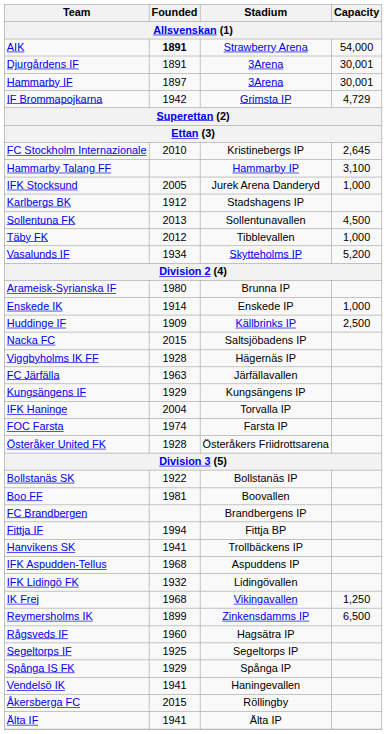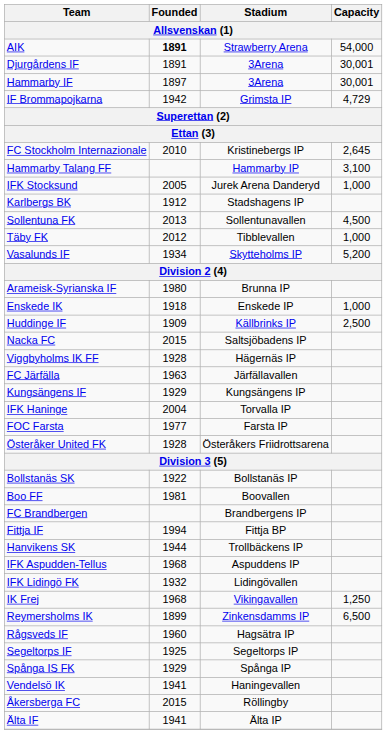(175, 306) 1914 -> (175, 306) 1918
(175, 427) 1974 -> (175, 427) 1977
(175, 548) 1941 -> (175, 548) 1944
